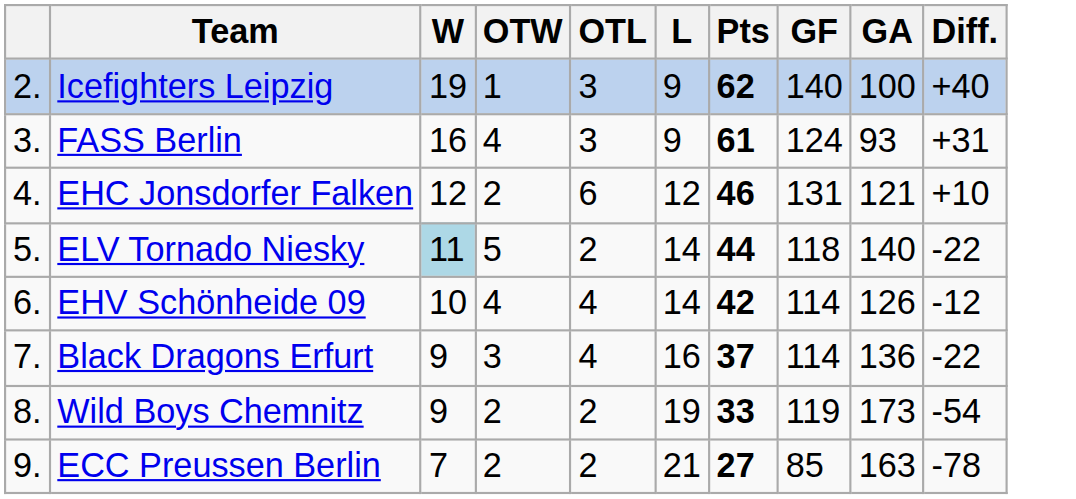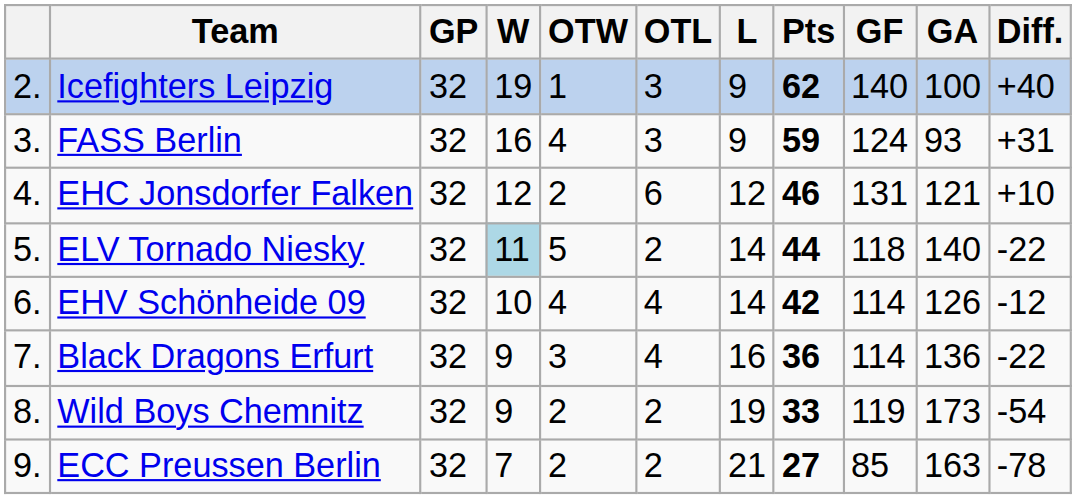+ column: (454, 31)
(736, 140) 61 -> (801, 140) 59
(736, 357) 37 -> (801, 357) 36
